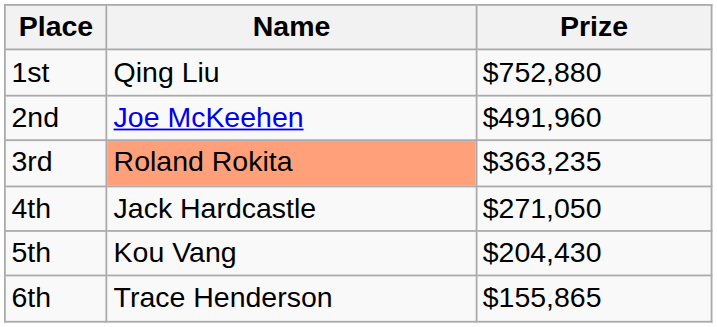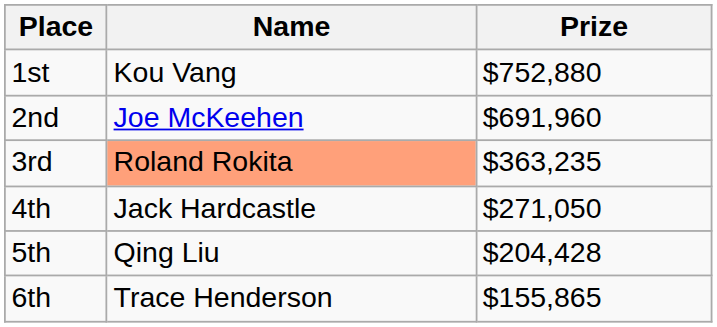(167, 72) Qing Liu -> (175, 72) Kou Vang
(542, 117) $491,960 -> (542, 117) $691,960
(175, 252) Kou Vang -> (167, 252) Qing Liu
(542, 252) $204,430 -> (542, 252) $204,428
